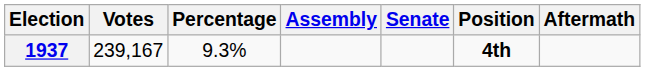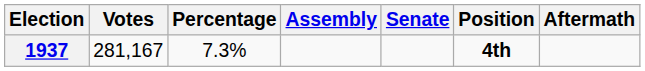(128, 50) 239,167 -> (128, 50) 281,167
(224, 50) 9.3% -> (224, 50) 7.3%
